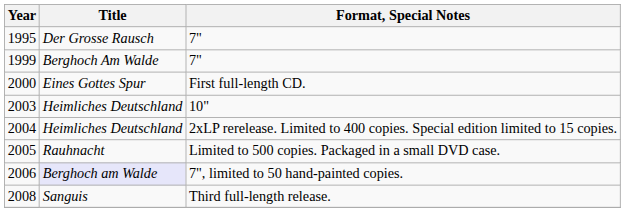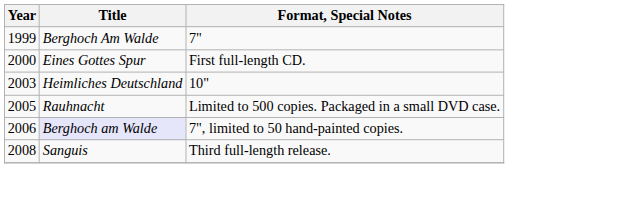- row: (22, 38)
- row: (22, 128)
